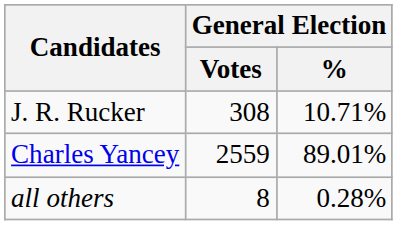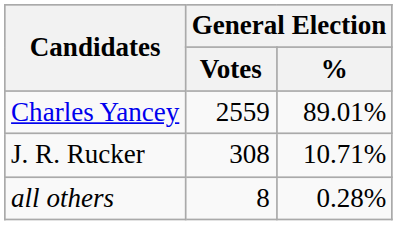rows swapped: (95, 154) <-> (78, 111)
